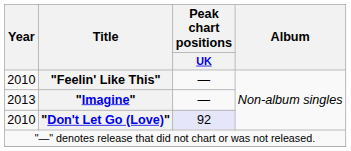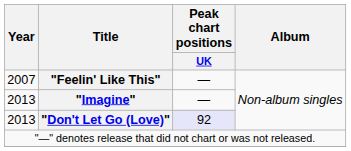(21, 79) 2010 -> (21, 79) 2007
(21, 120) 2010 -> (21, 120) 2013
